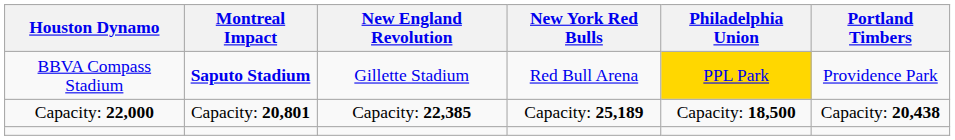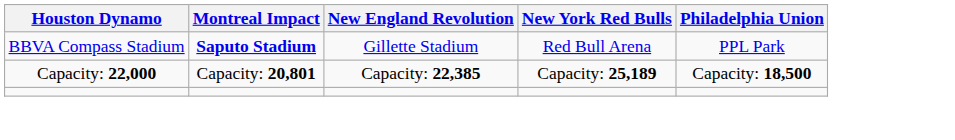- column: (880, 28)
(736, 75) gold background -> (752, 45) no background
